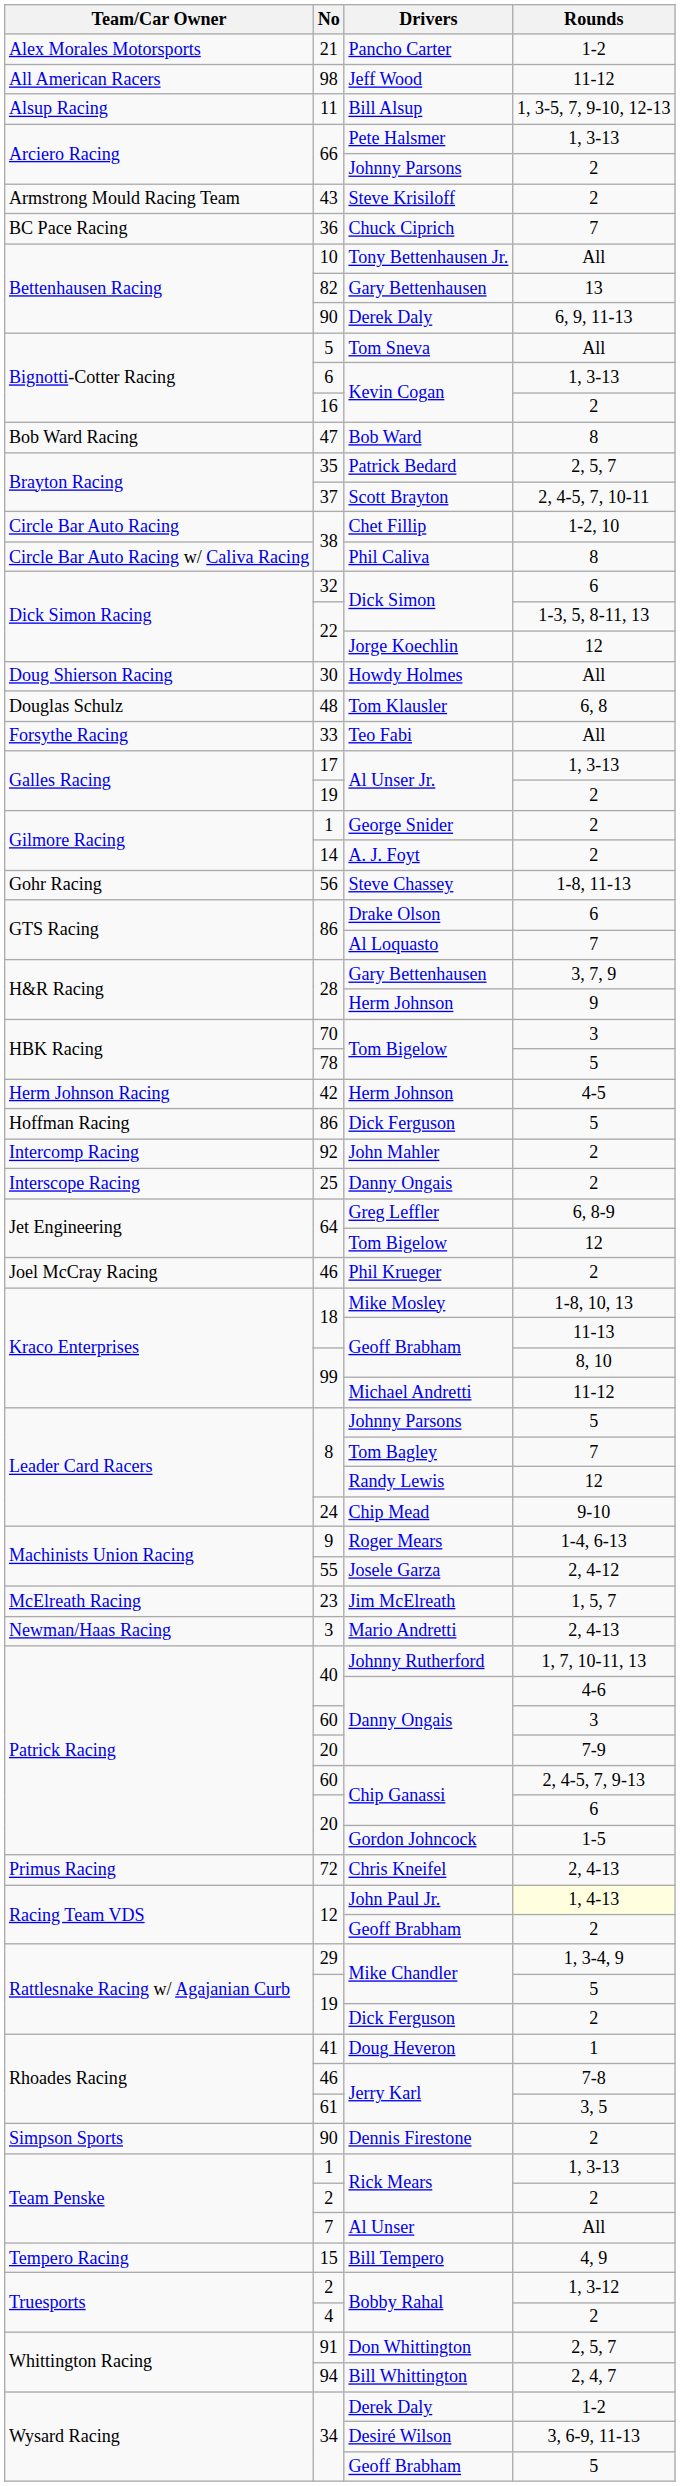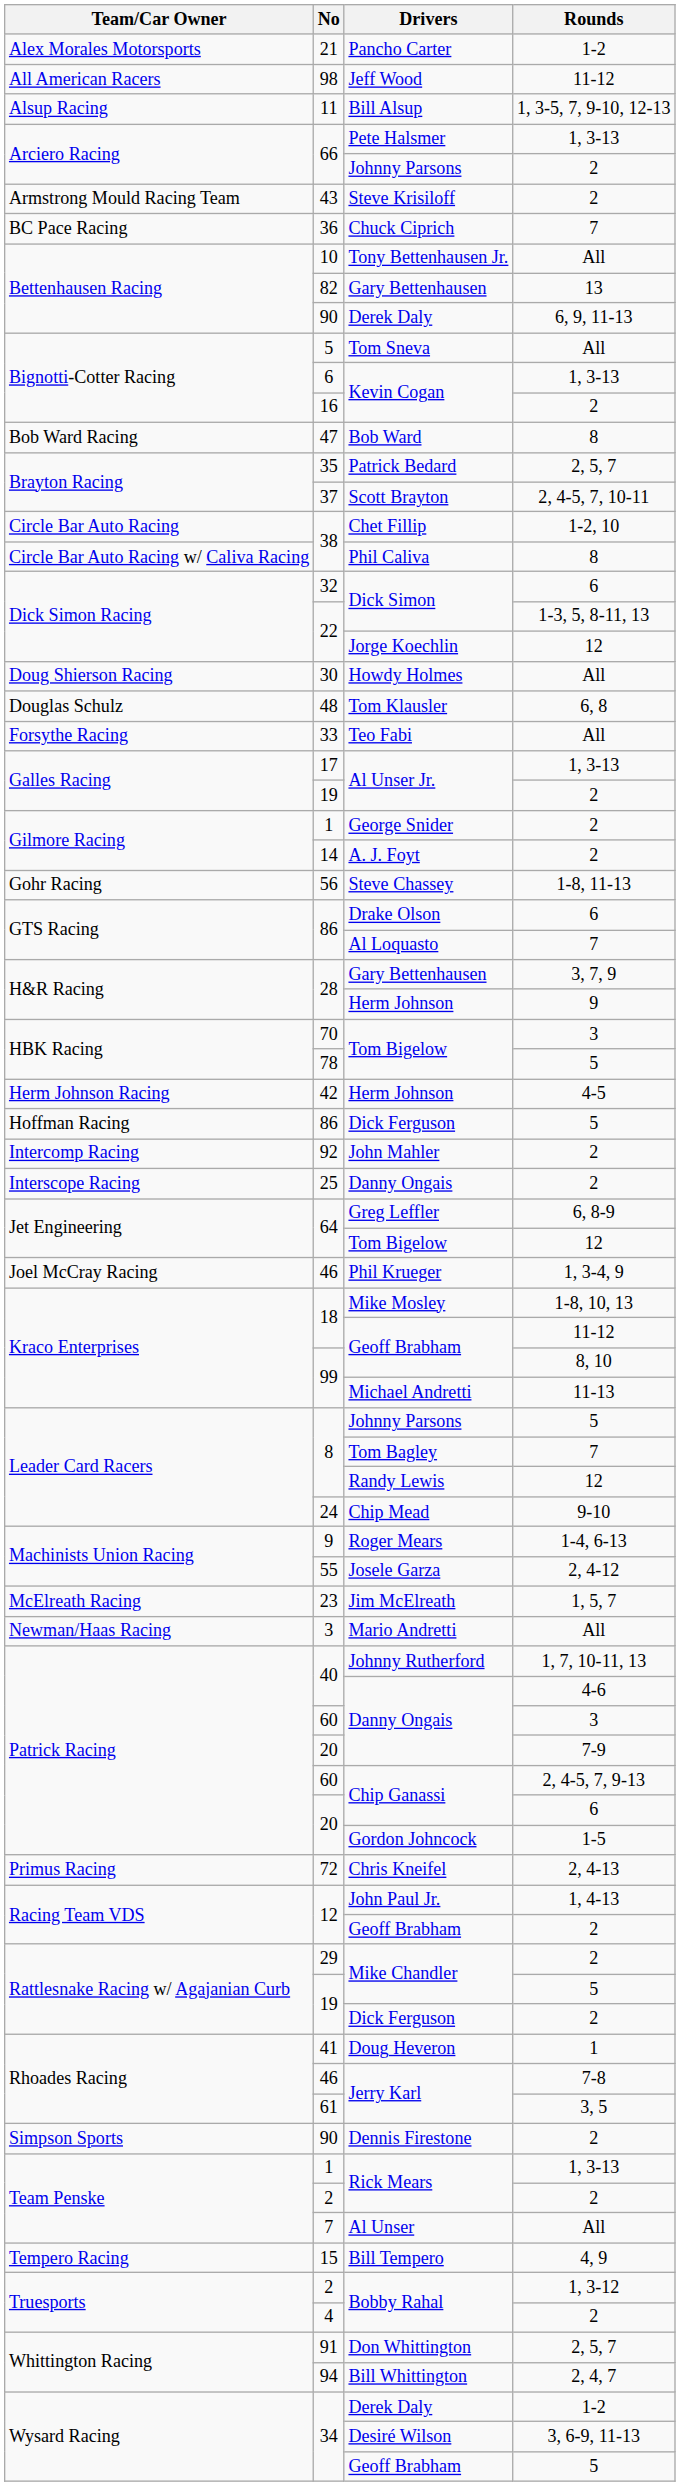(594, 1272) 2 -> (594, 1272) 1, 3-4, 9
(594, 1332) 11-13 -> (594, 1332) 11-12
(594, 1391) 11-12 -> (594, 1391) 11-13
(594, 1630) 2, 4-13 -> (594, 1630) All
(594, 1899) lightyellow background -> (594, 1899) no background
(594, 1958) 1, 3-4, 9 -> (594, 1958) 2
